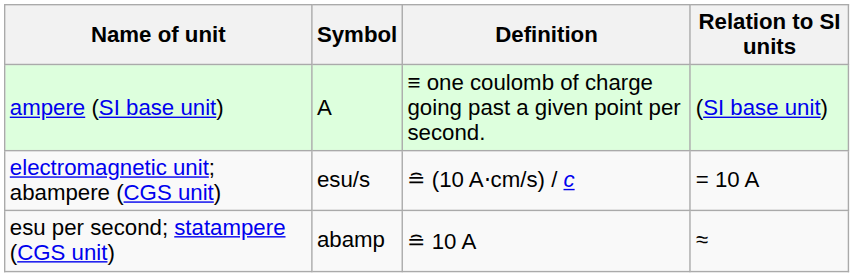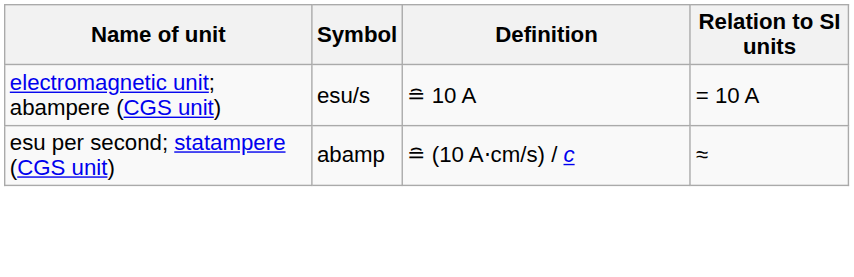- row: (117, 107)
(491, 180) ≘ (10 A⋅cm/s) / c -> (442, 95) ≘ 10 A
(442, 241) ≘ 10 A -> (491, 155) ≘ (10 A⋅cm/s) / c
